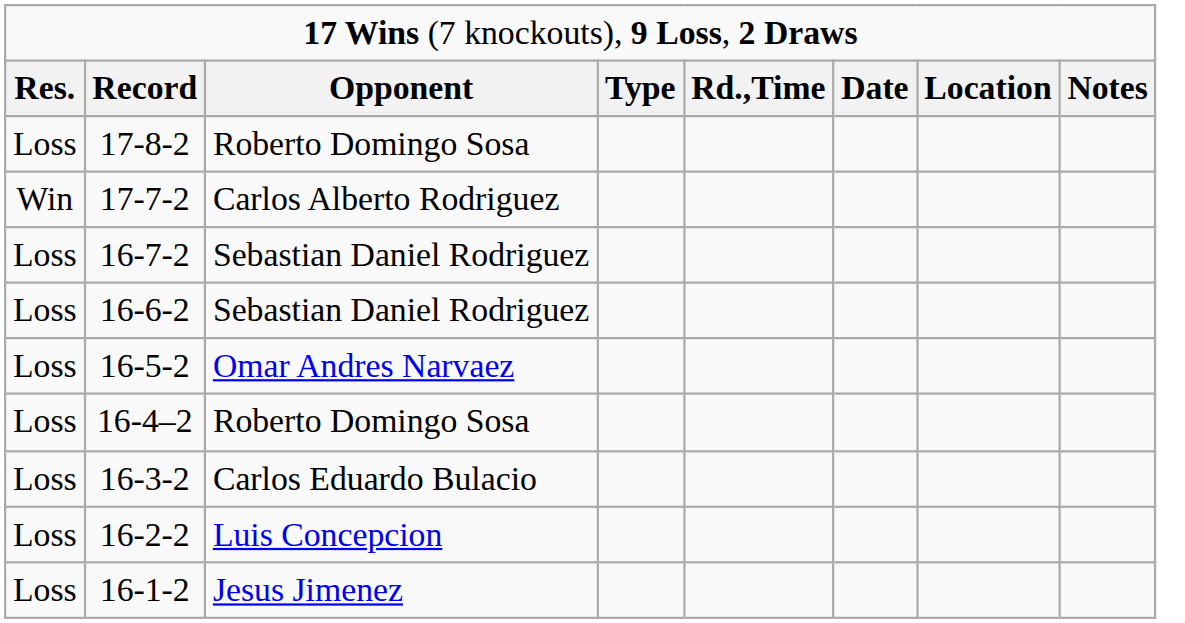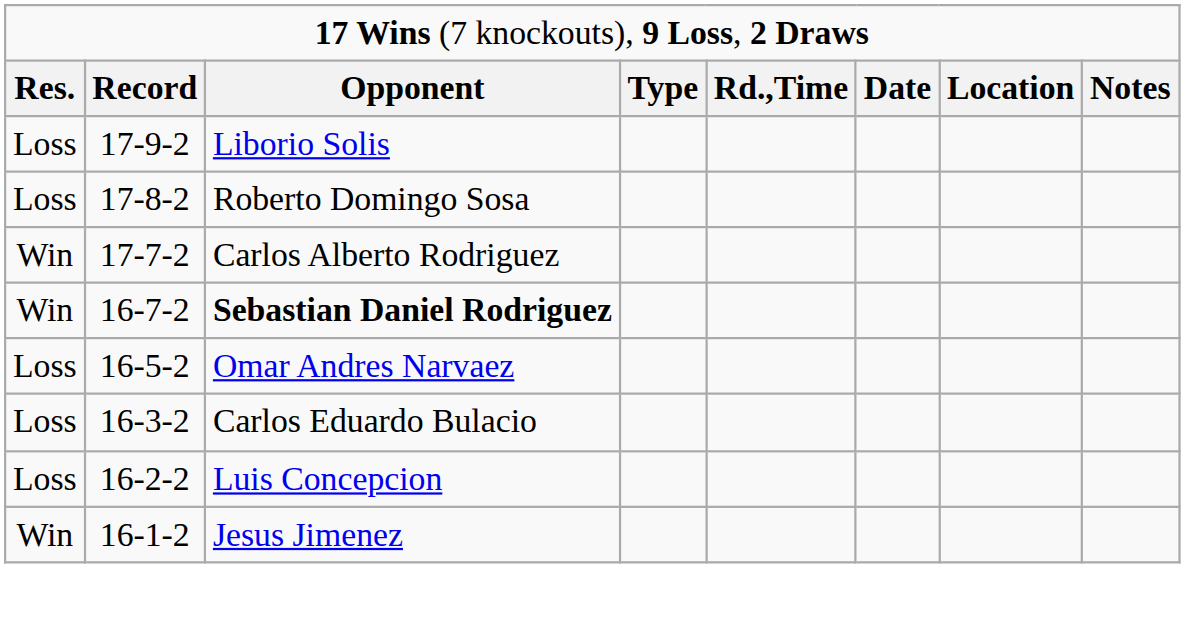+ row: (145, 143)
(45, 255) Loss -> (45, 310) Win
(401, 255) normal -> (412, 310) bold
- row: (145, 310)
- row: (145, 421)
(45, 588) Loss -> (45, 533) Win
